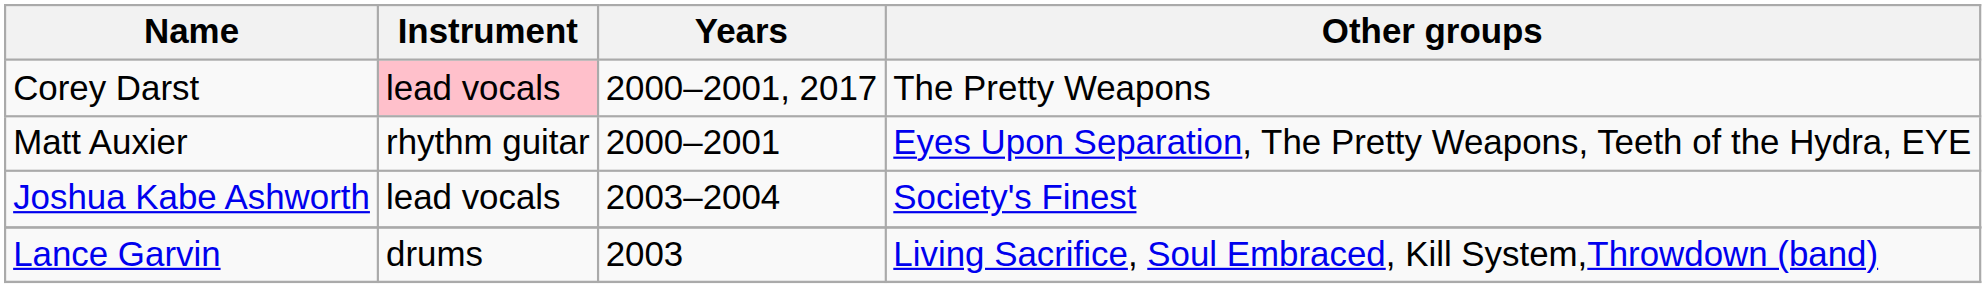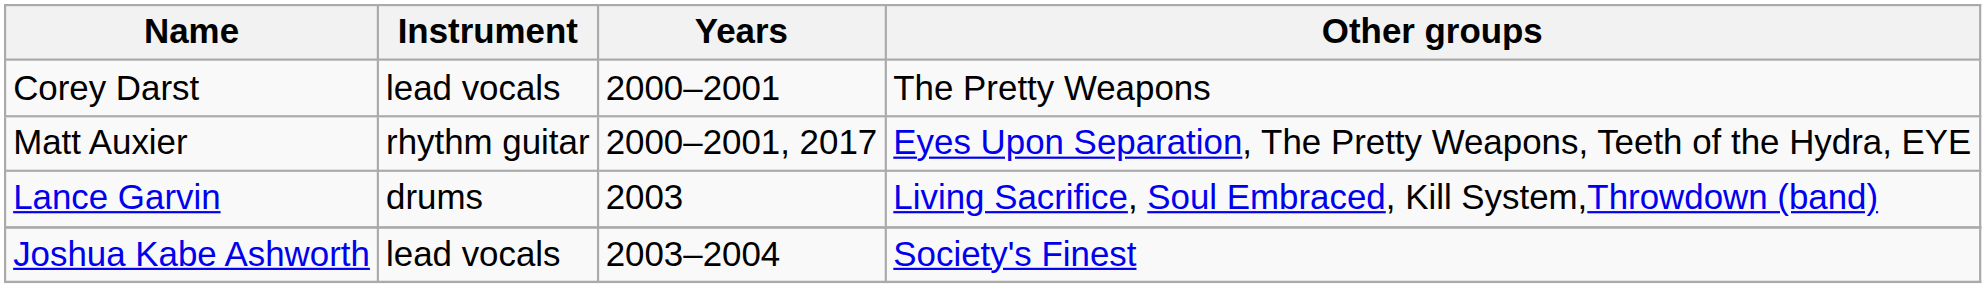(473, 87) pink background -> (473, 87) no background
(741, 87) 2000–2001, 2017 -> (693, 87) 2000–2001
(693, 142) 2000–2001 -> (741, 142) 2000–2001, 2017
rows swapped: (192, 198) <-> (117, 253)
